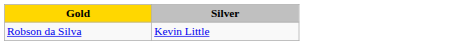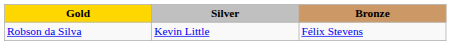+ column: (372, 13)
